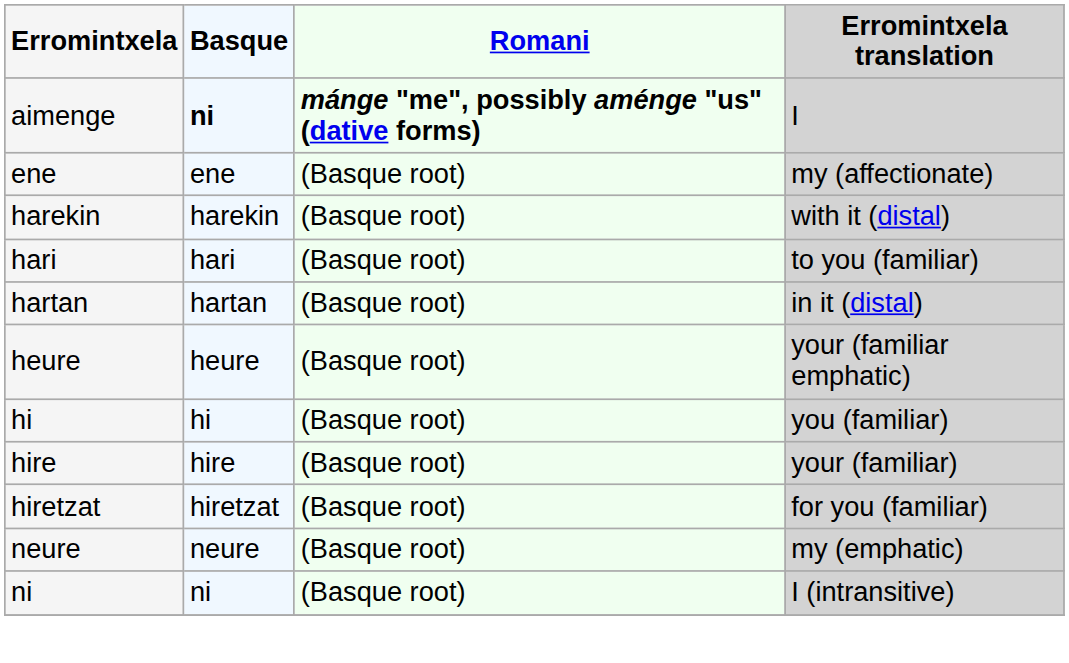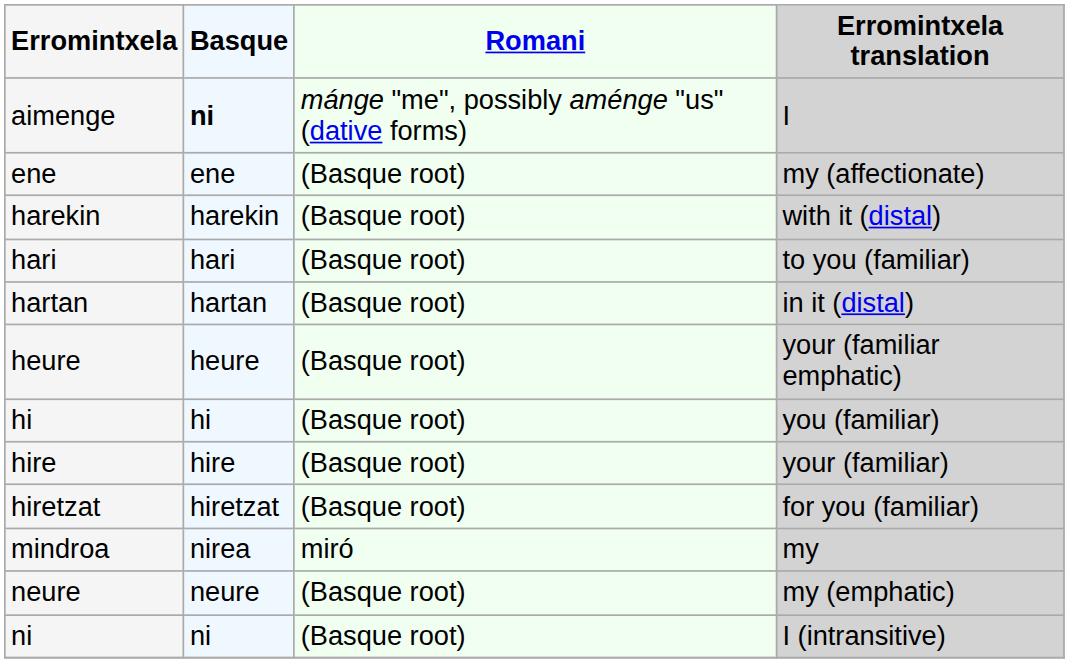(531, 115) bold -> (512, 115) normal
+ row: (60, 549)
